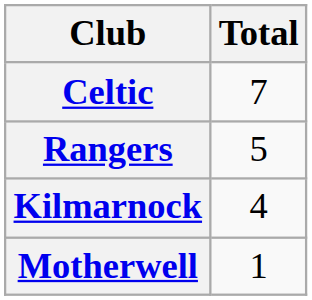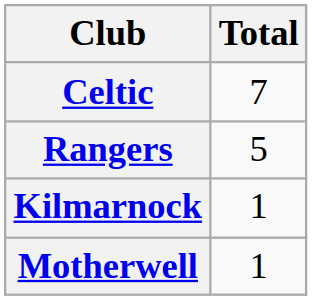(259, 206) 4 -> (259, 206) 1
